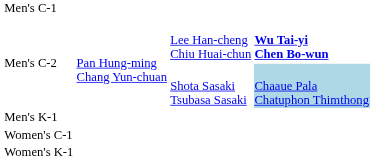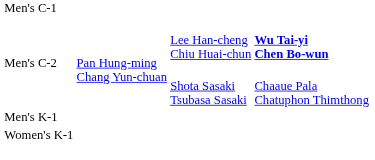(312, 93) lightblue background -> (312, 93) no background
- row: (39, 134)
